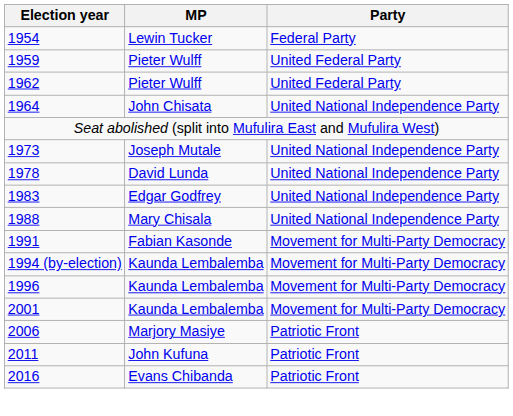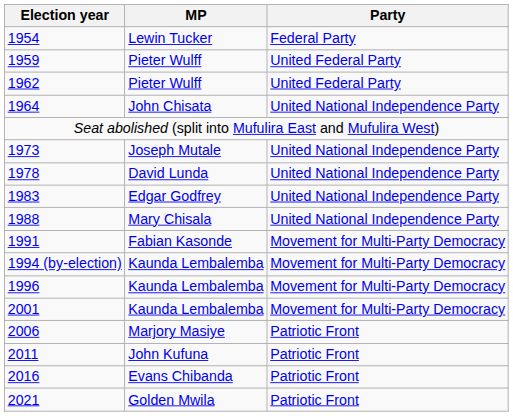+ row: (24, 399)
